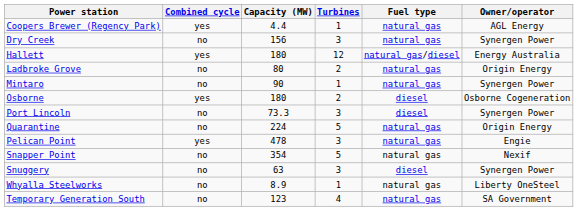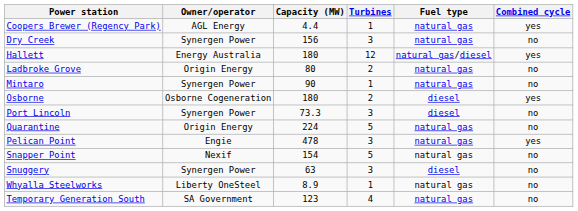columns swapped: (517, 12) <-> (202, 12)
(278, 156) 354 -> (310, 156) 154
